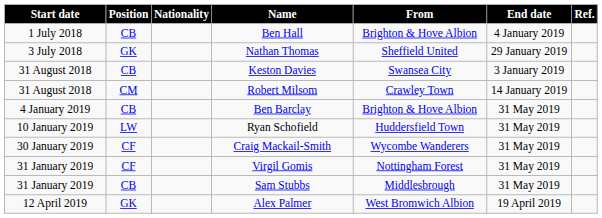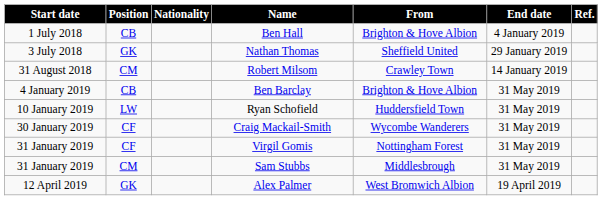- row: (282, 71)
(128, 185) CB -> (129, 166) CM
